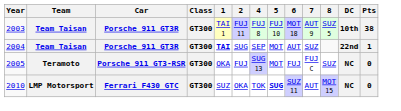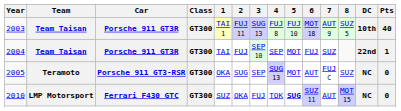+ column: (259, 11)
(369, 28) 38 -> (387, 28) 40
(223, 46) bold -> (223, 50) normal
(241, 46) SUG -> (241, 50) FUJ
(294, 46) AUT -> (312, 50) FUJ
(241, 63) FUJ -> (241, 73) SUG
(294, 63) FUJ -> (312, 73) AUT
